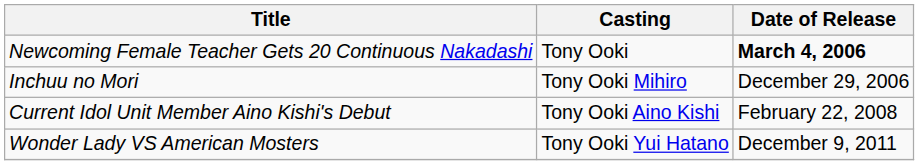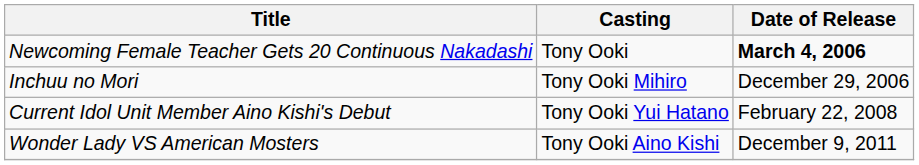(630, 112) Tony Ooki Aino Kishi -> (635, 112) Tony Ooki Yui Hatano
(635, 143) Tony Ooki Yui Hatano -> (630, 143) Tony Ooki Aino Kishi
